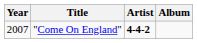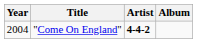(18, 30) 2007 -> (18, 30) 2004
